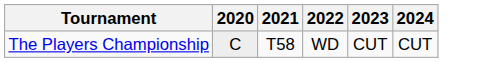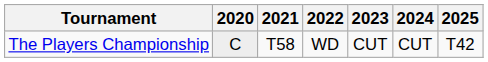+ column: (460, 18)
